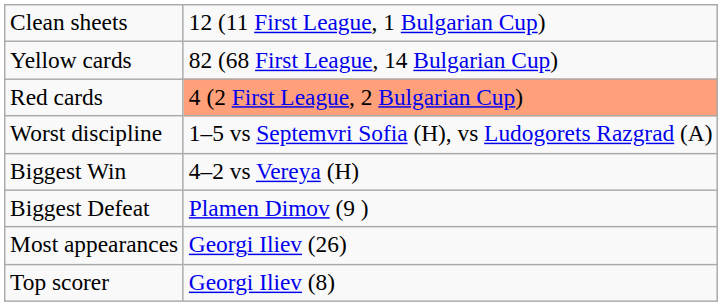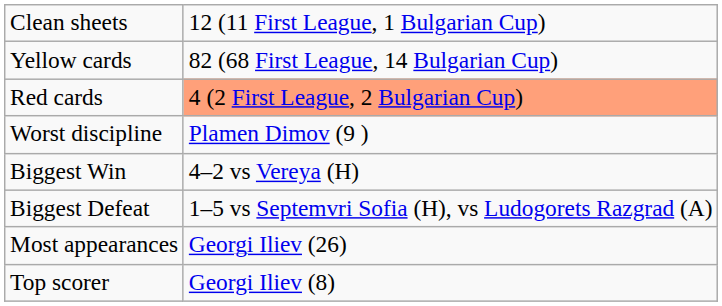(451, 134) 1–5 vs Septemvri Sofia (H), vs Ludogorets Razgrad (A) -> (279, 134) Plamen Dimov (9 )
(279, 208) Plamen Dimov (9 ) -> (451, 208) 1–5 vs Septemvri Sofia (H), vs Ludogorets Razgrad (A)
